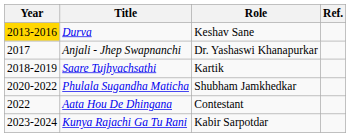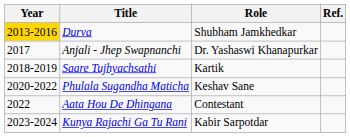(224, 31) Keshav Sane -> (245, 31) Shubham Jamkhedkar
(245, 86) Shubham Jamkhedkar -> (224, 86) Keshav Sane
